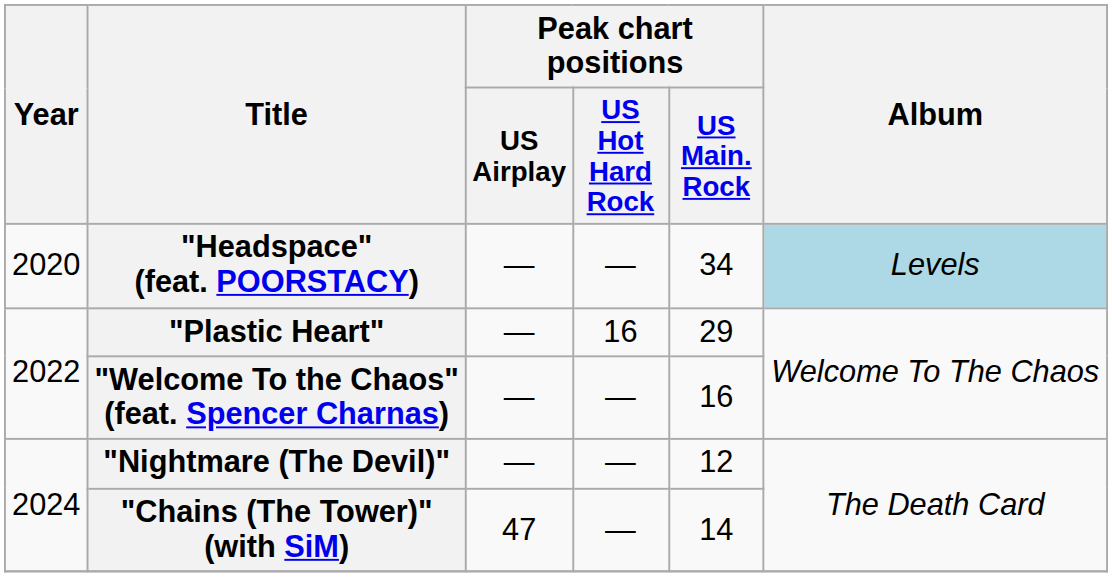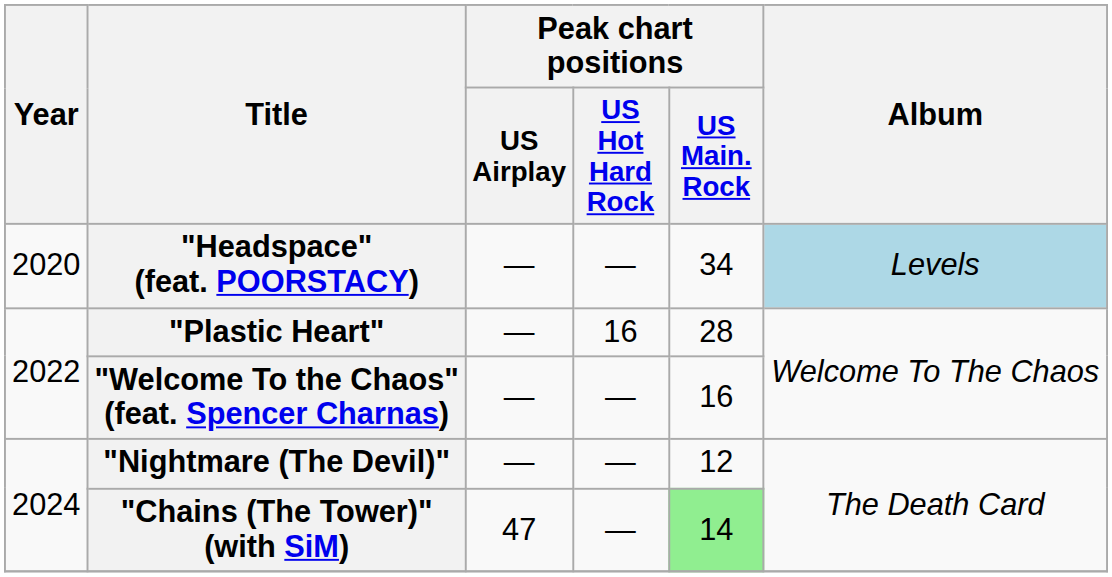(716, 331) 29 -> (716, 331) 28
(716, 529) no background -> (716, 529) lightgreen background
